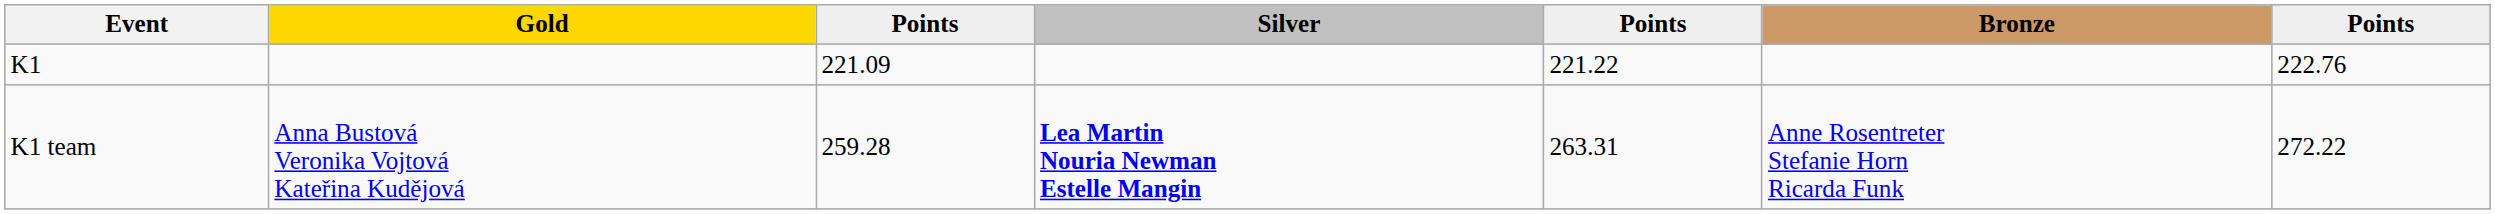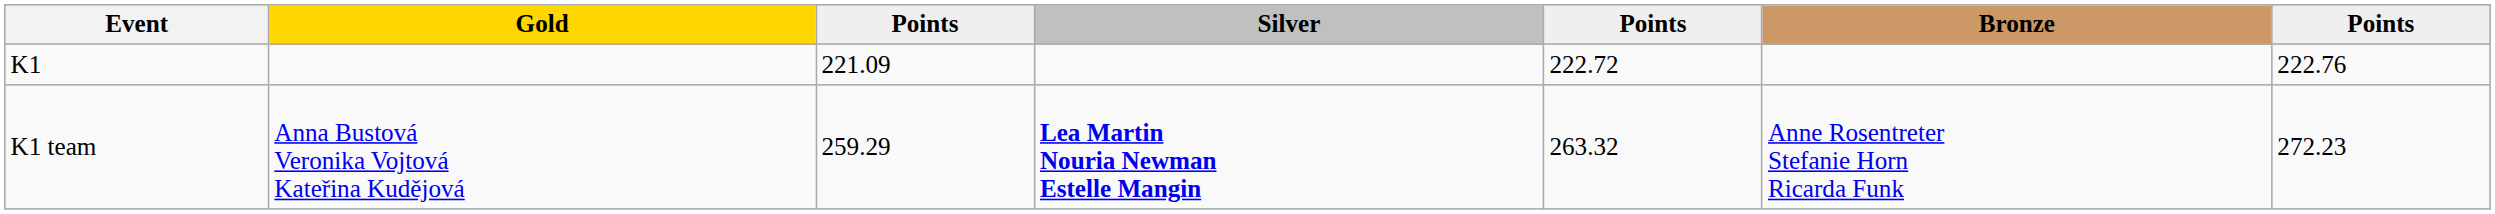(1584, 64) 221.22 -> (1584, 64) 222.72
(856, 146) 259.28 -> (856, 146) 259.29
(1584, 146) 263.31 -> (1584, 146) 263.32
(2312, 146) 272.22 -> (2312, 146) 272.23
